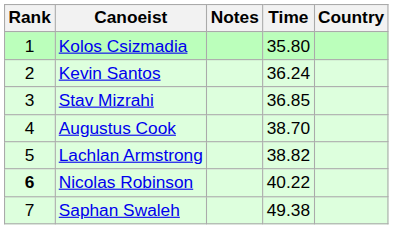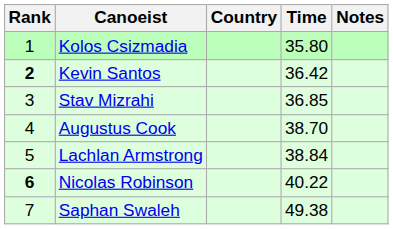columns swapped: (351, 18) <-> (235, 18)
(30, 73) normal -> (30, 73) bold
(288, 73) 36.24 -> (307, 73) 36.42
(288, 155) 38.82 -> (307, 155) 38.84
